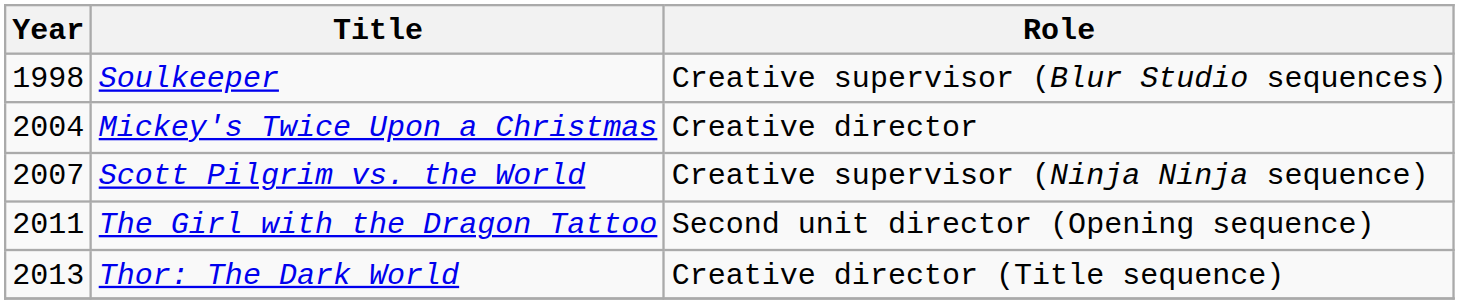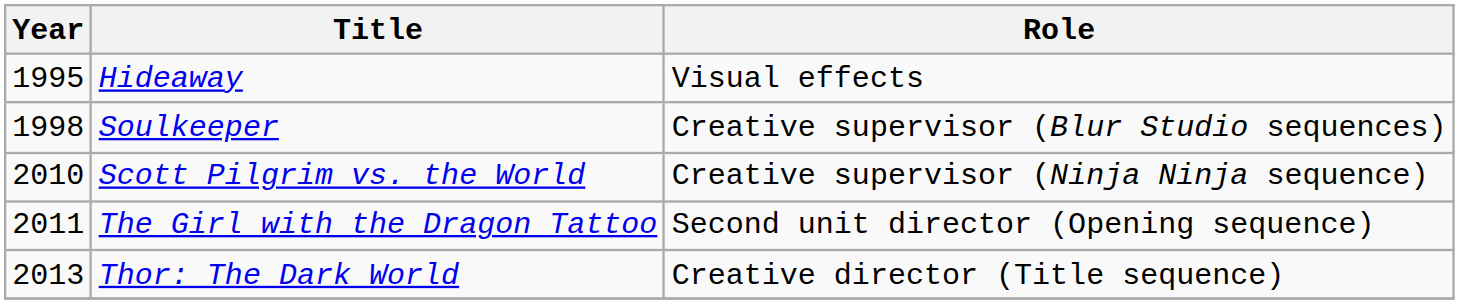+ row: (171, 79)
- row: (378, 128)
(48, 176) 2007 -> (48, 176) 2010
